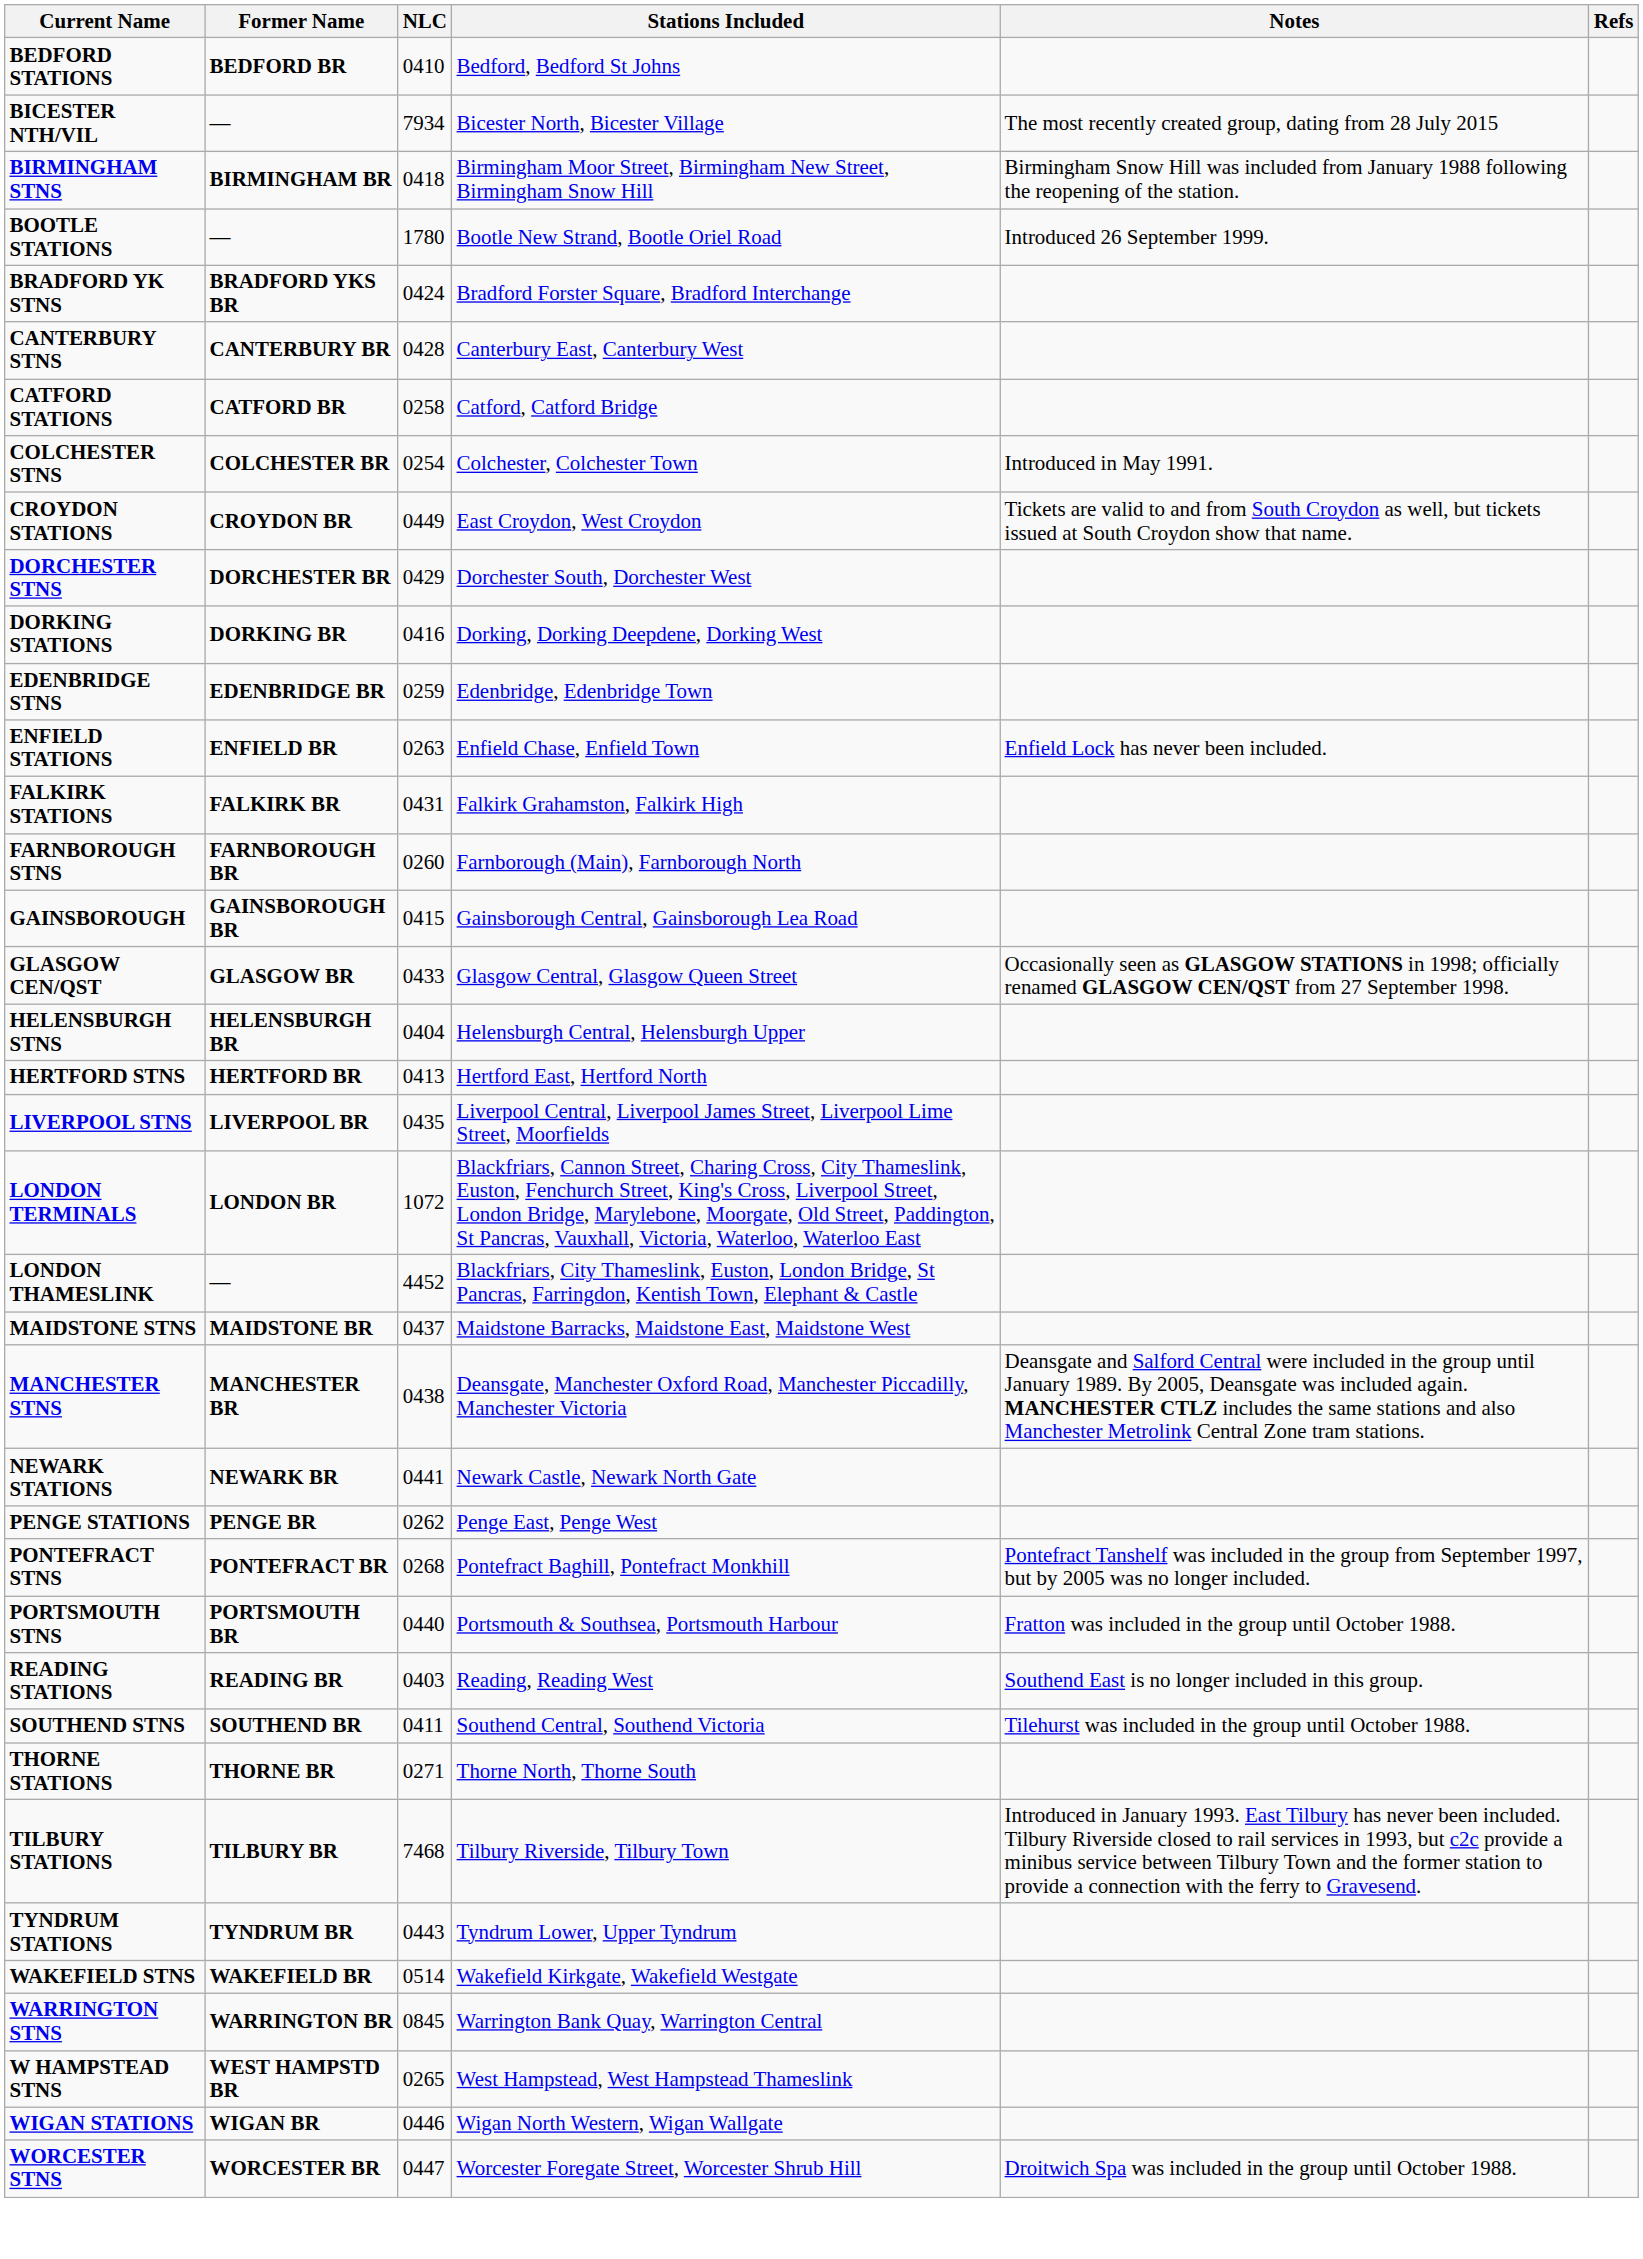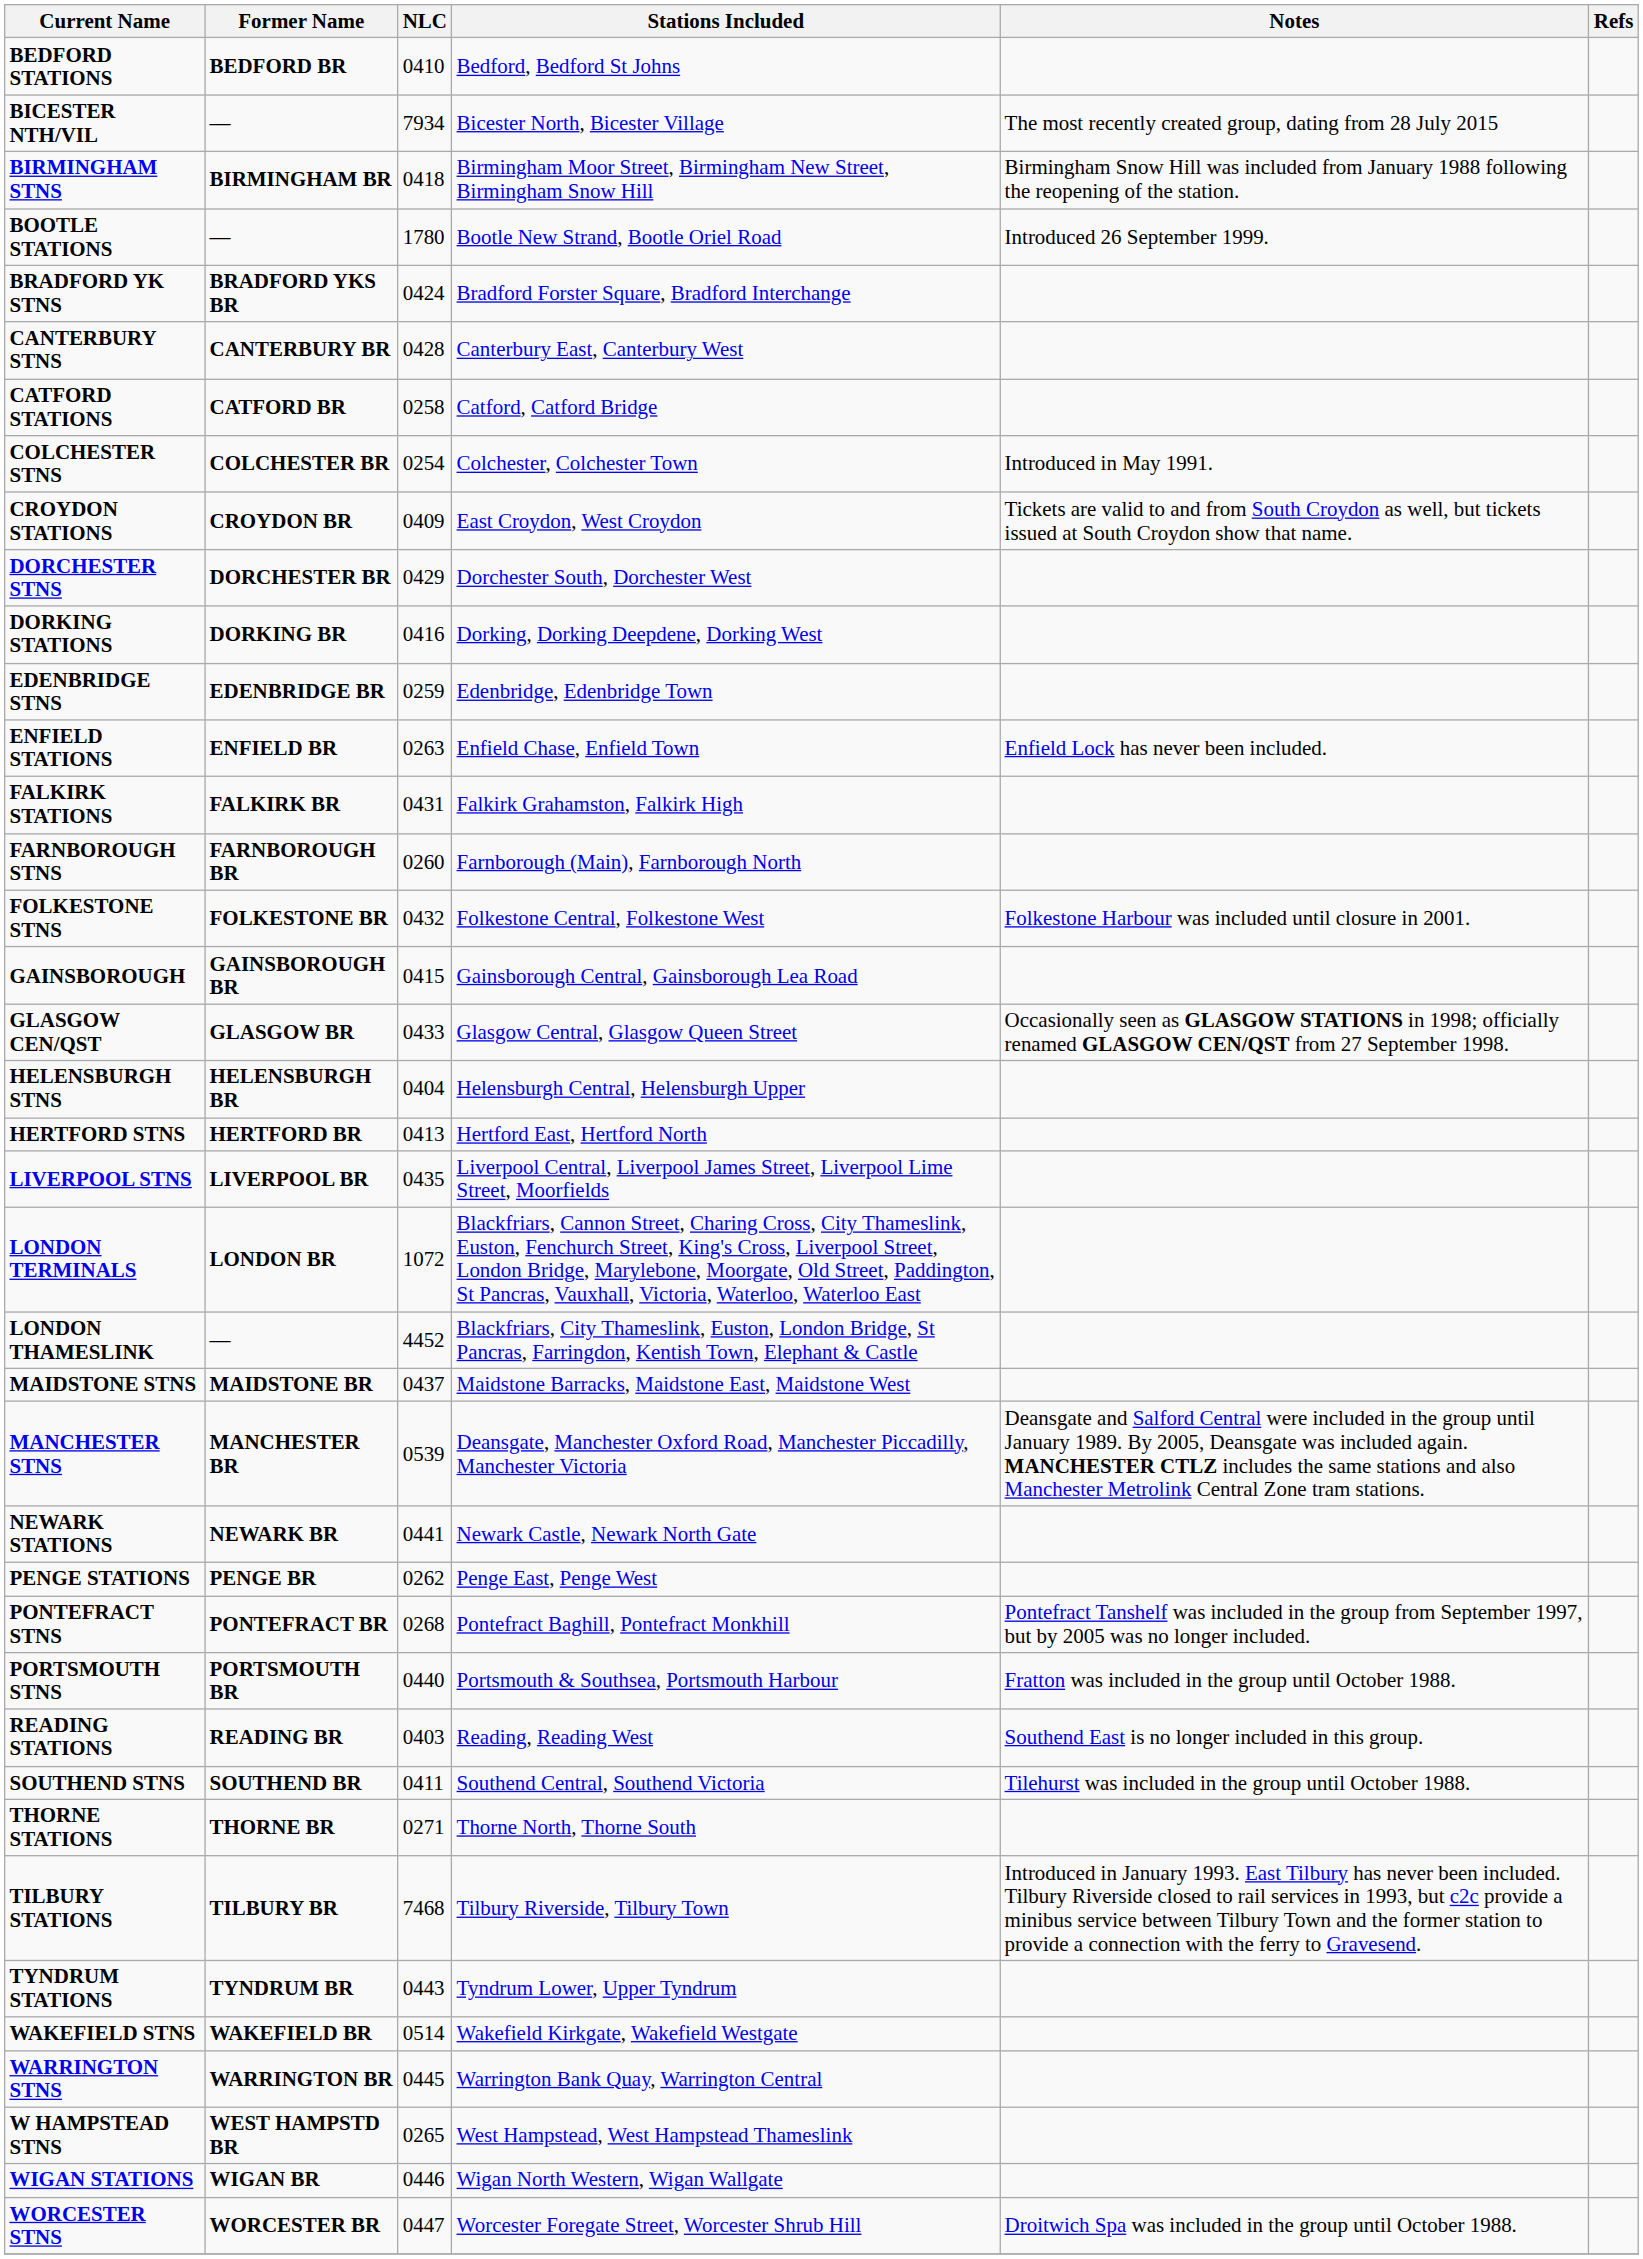(424, 520) 0449 -> (424, 520) 0409
+ row: (82, 918)
(424, 1396) 0438 -> (424, 1453) 0539
(424, 2021) 0845 -> (424, 2078) 0445
